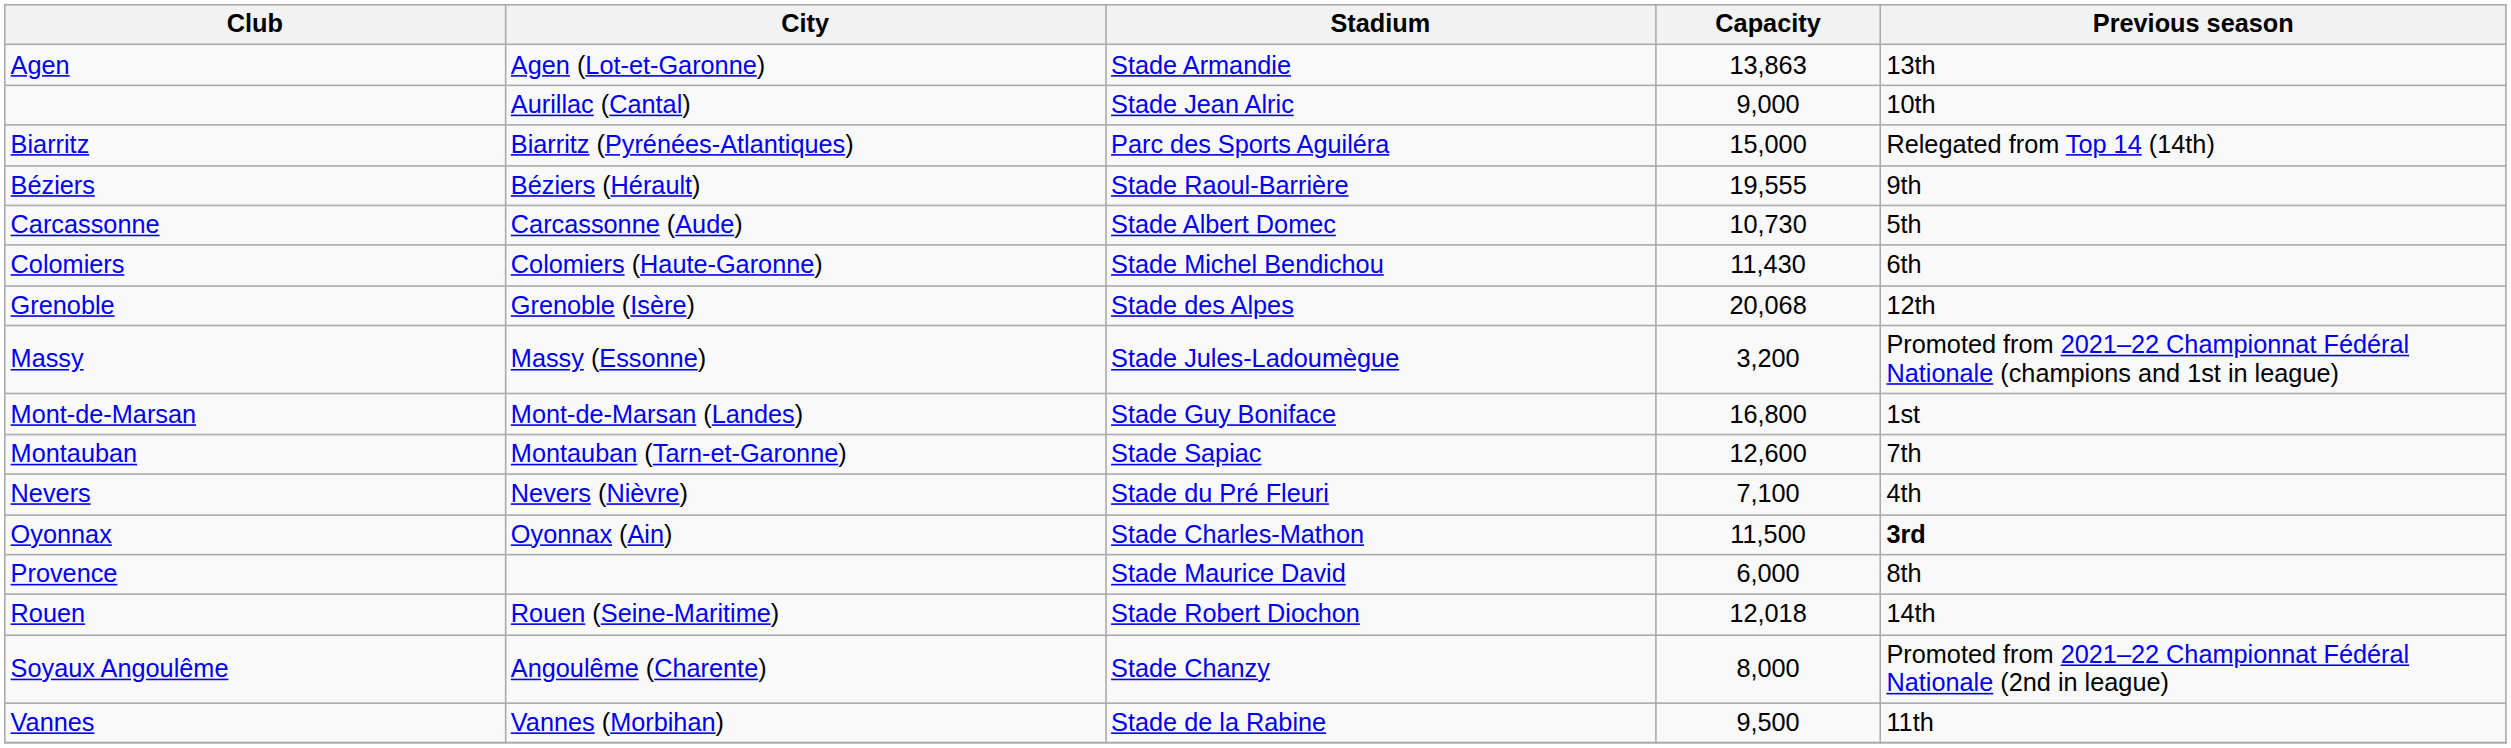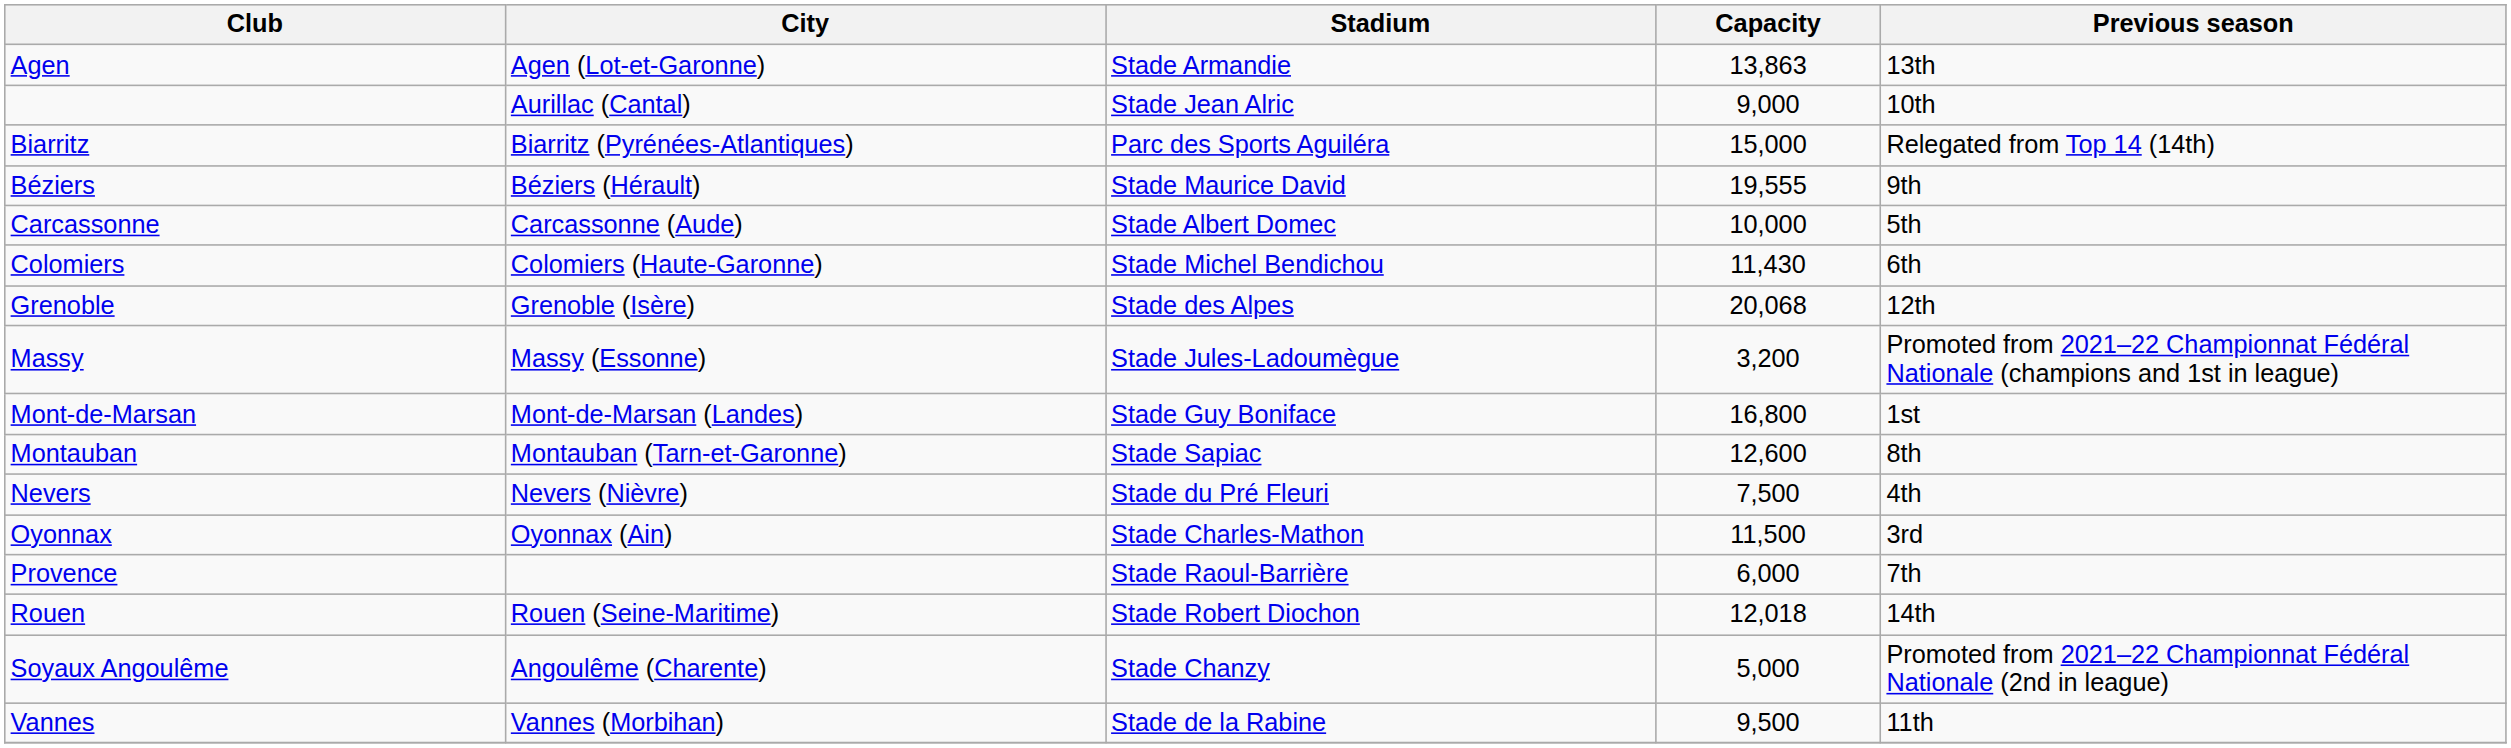(1230, 184) Stade Raoul-Barrière -> (1228, 184) Stade Maurice David
(1768, 225) 10,730 -> (1768, 225) 10,000
(1904, 453) 7th -> (1904, 453) 8th
(1768, 494) 7,100 -> (1768, 494) 7,500
(1906, 534) bold -> (1905, 534) normal
(1228, 574) Stade Maurice David -> (1230, 574) Stade Raoul-Barrière
(1904, 574) 8th -> (1904, 574) 7th
(1768, 668) 8,000 -> (1768, 668) 5,000
